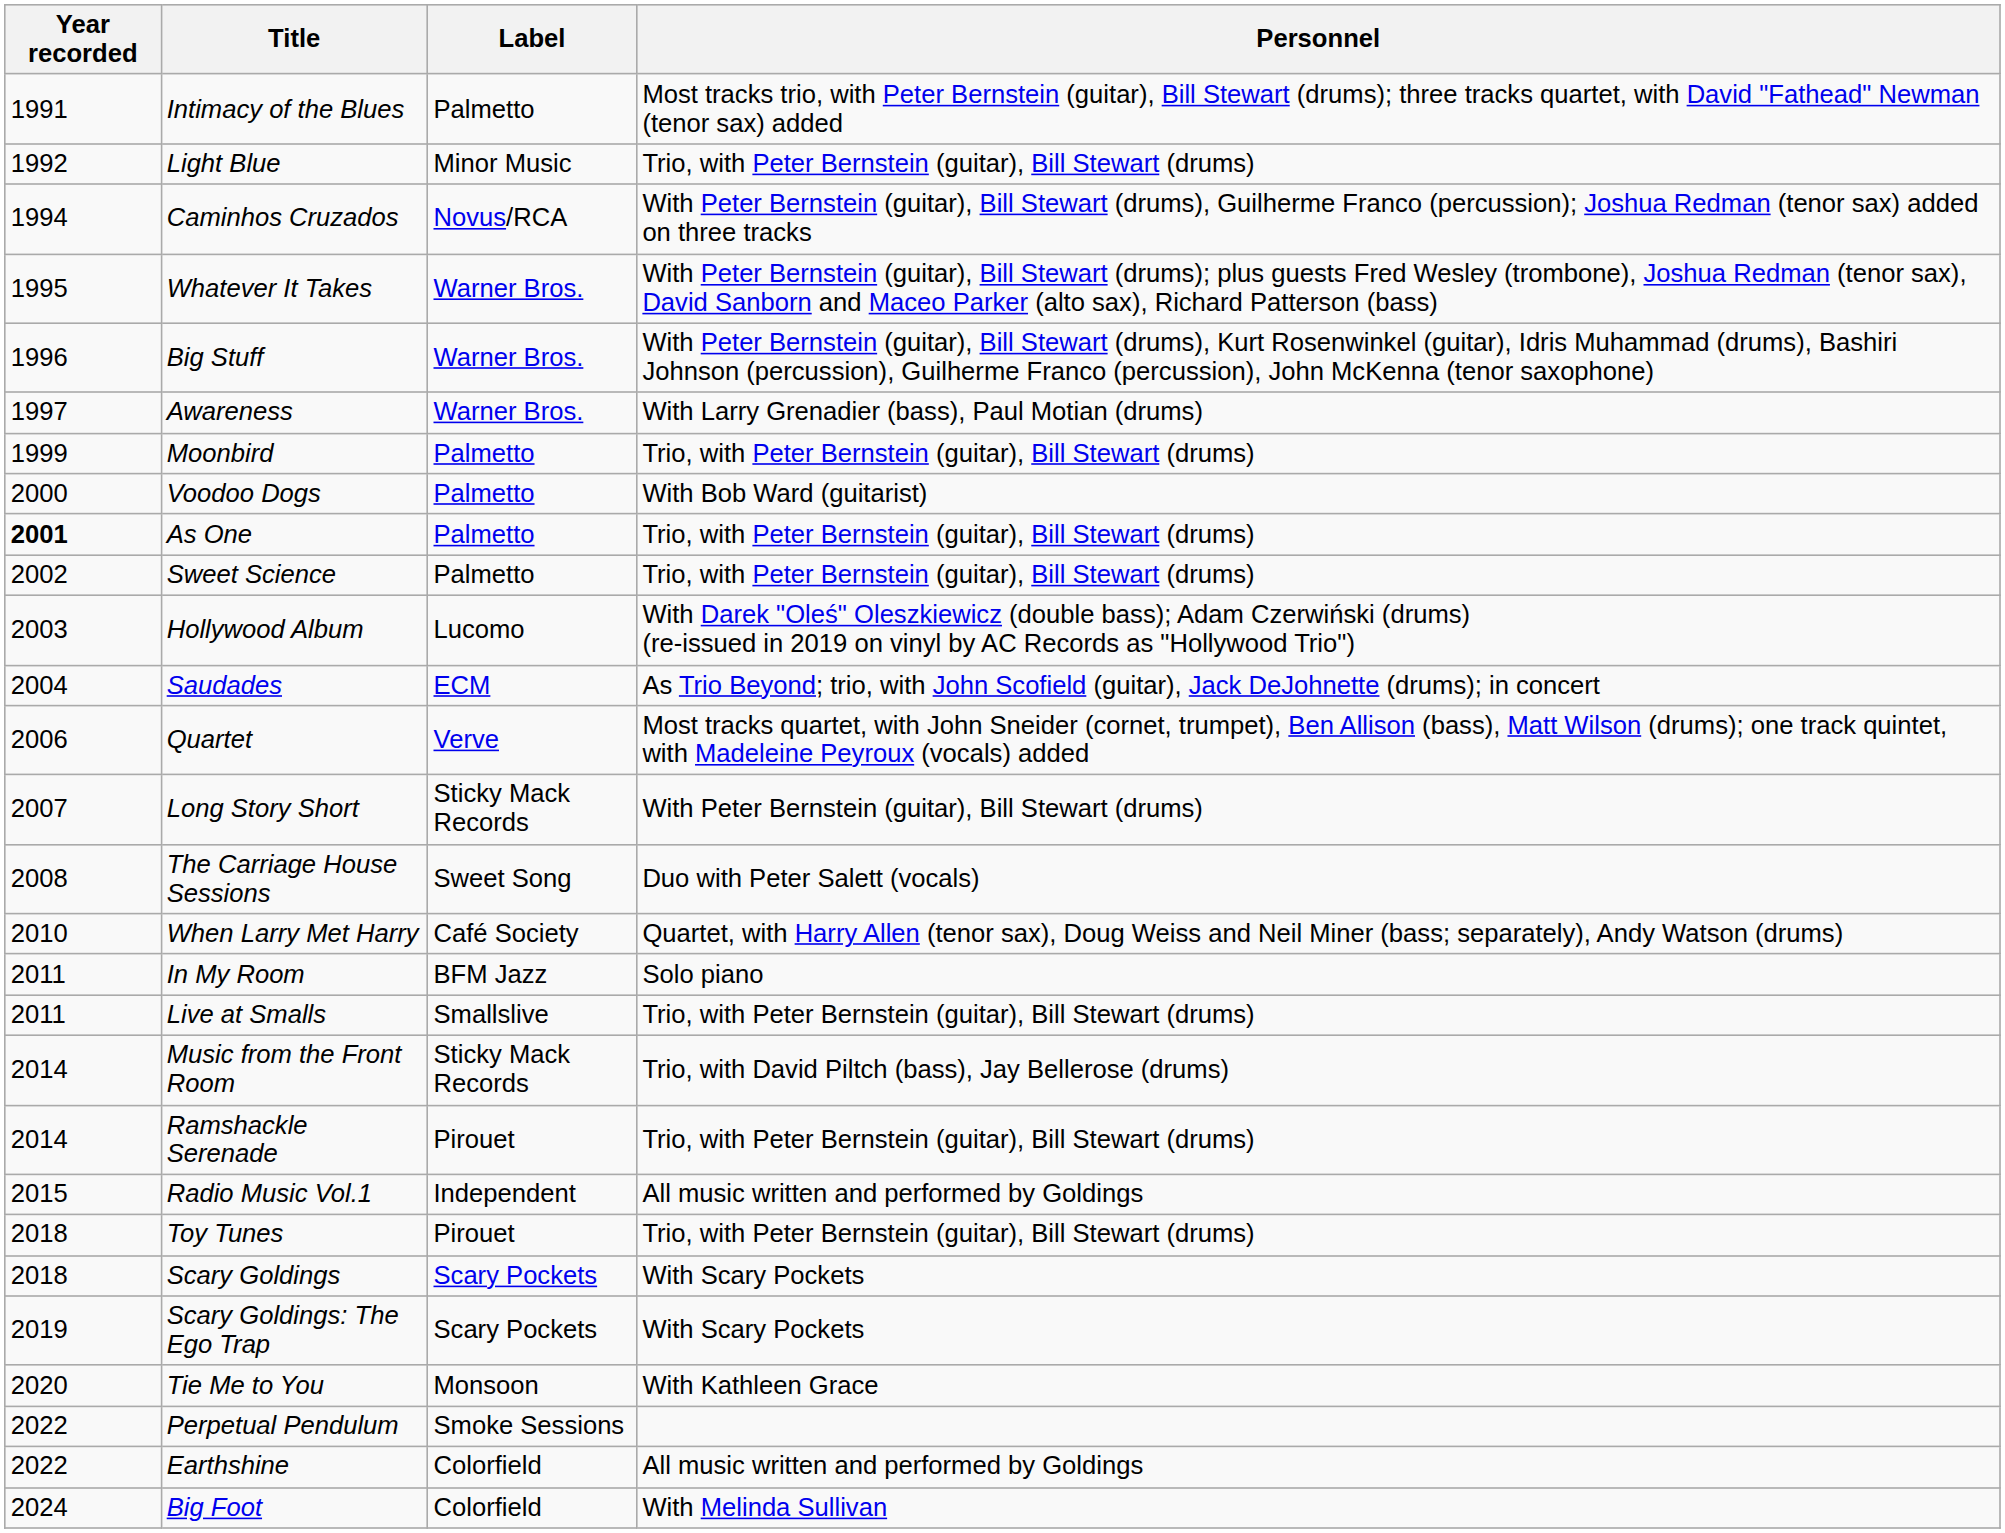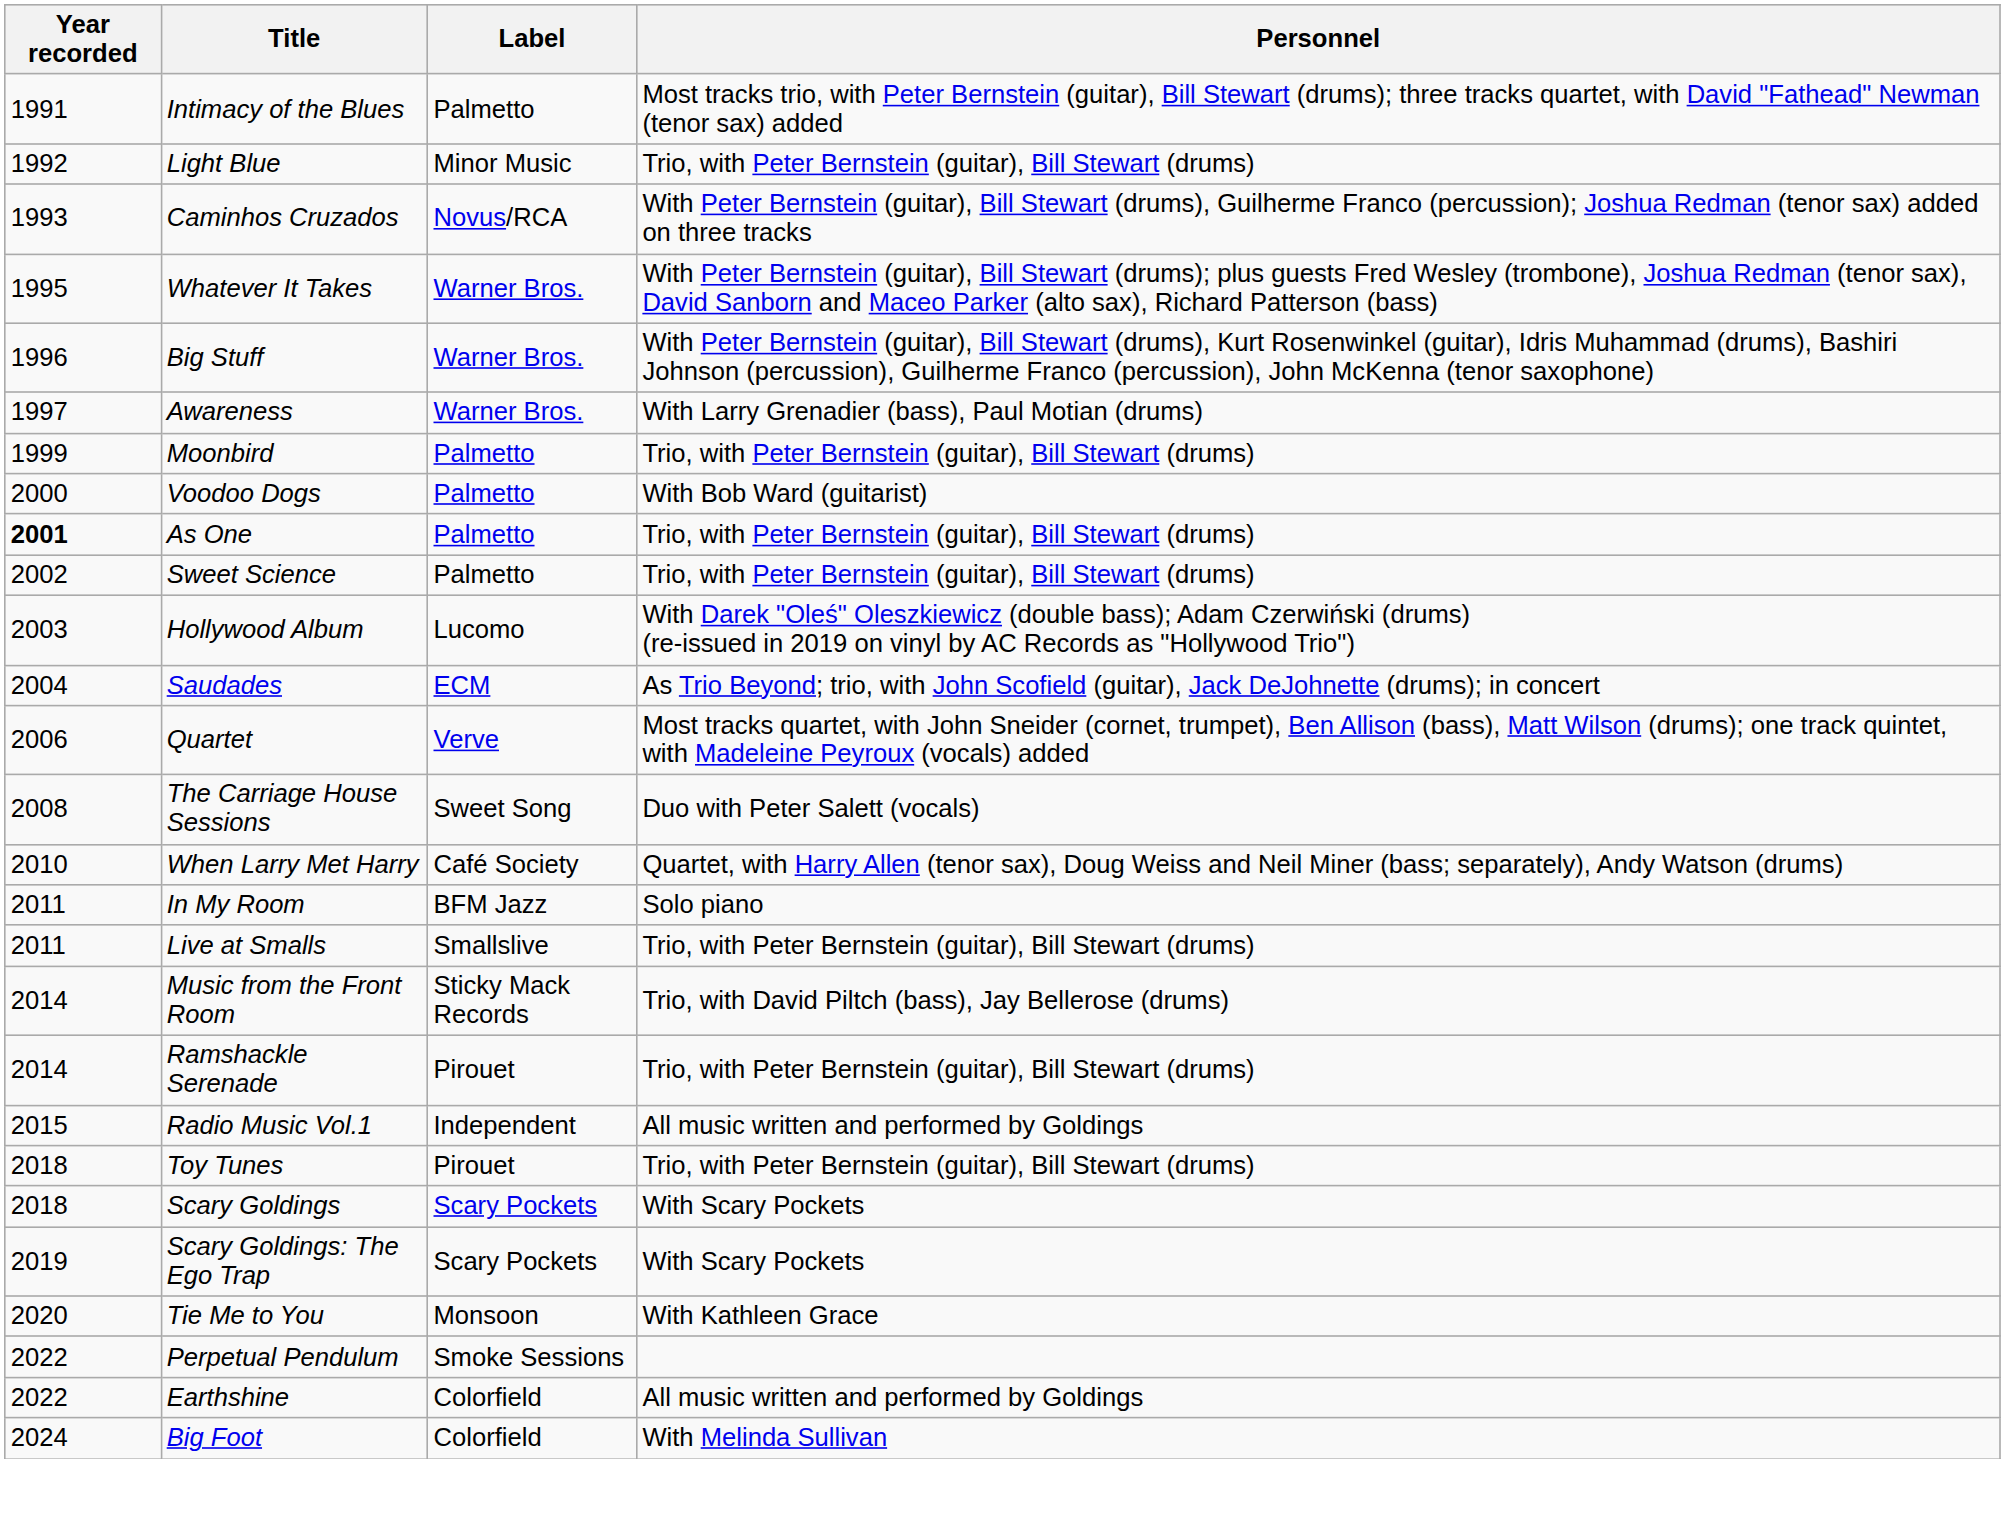(39, 218) 1994 -> (39, 218) 1993
- row: (263, 809)
